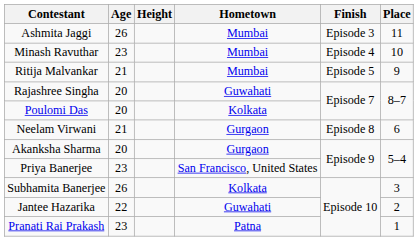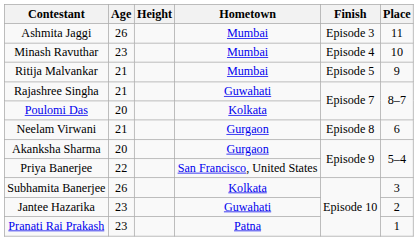(121, 91) 20 -> (121, 91) 21
(121, 168) 23 -> (121, 168) 22
(121, 206) 22 -> (121, 206) 23
